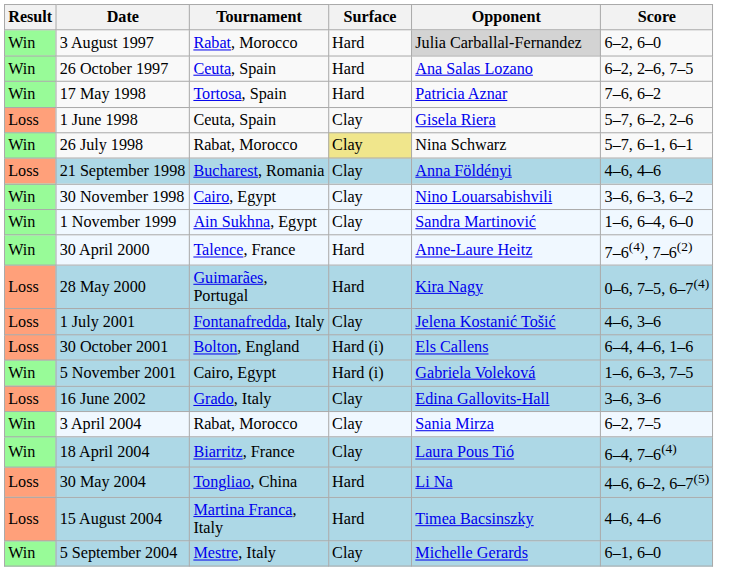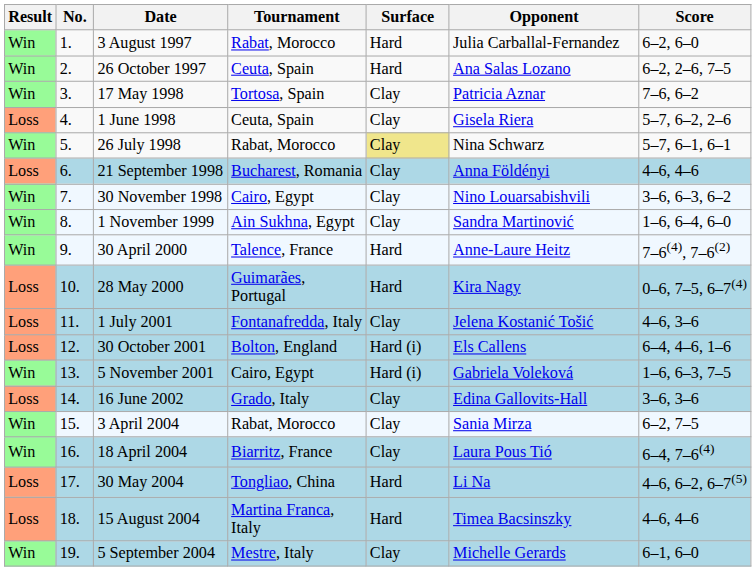+ column: (75, 17)
(499, 42) lightgrey background -> (536, 42) no background
(348, 94) Hard -> (385, 94) Clay
